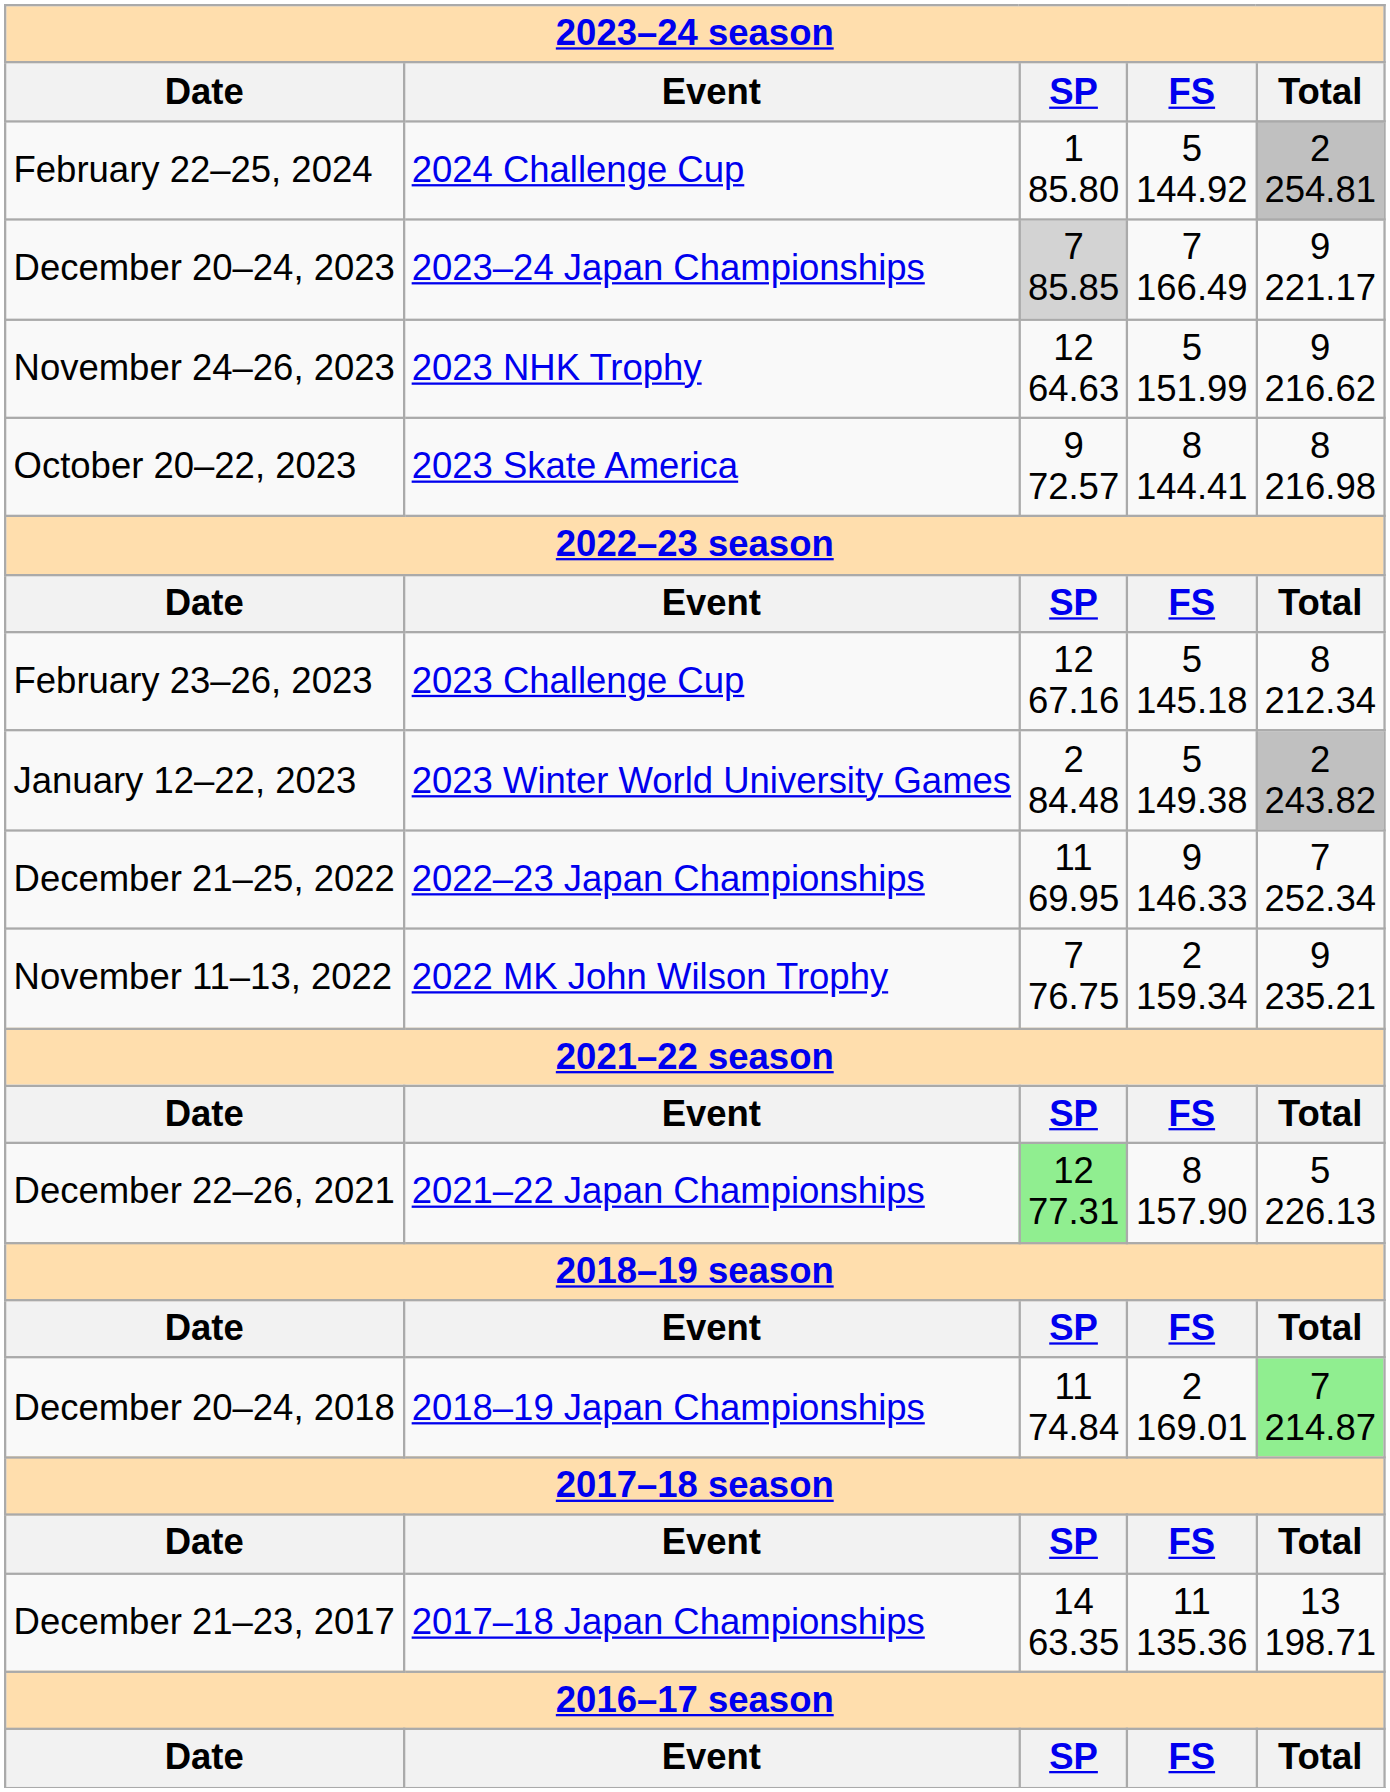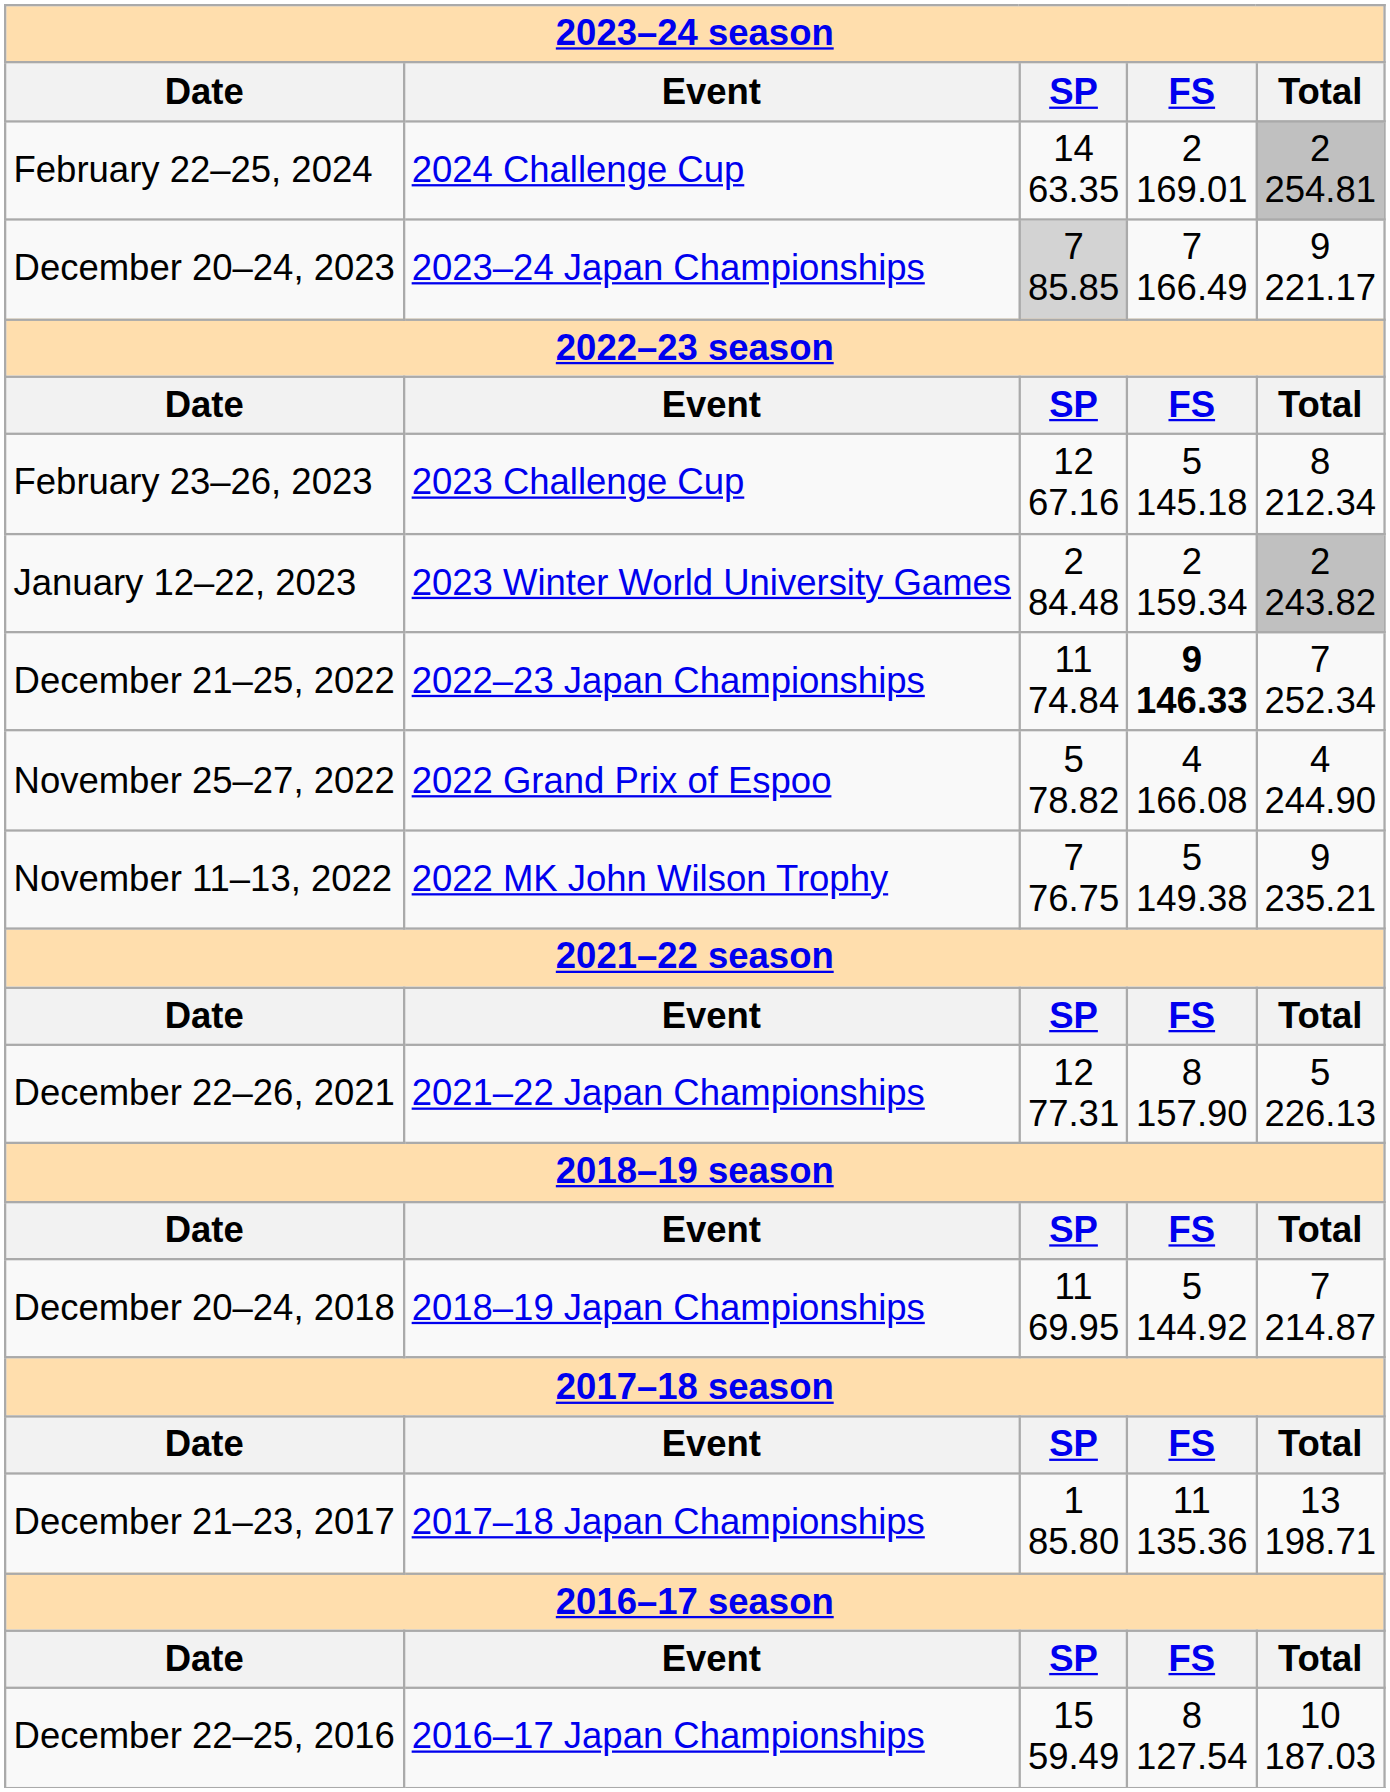(1074, 169) 1 85.80 -> (1074, 169) 14 63.35
(1192, 169) 5 144.92 -> (1192, 169) 2 169.01
- row: (204, 367)
- row: (185, 466)
(1192, 779) 5 149.38 -> (1192, 582) 2 159.34
(1074, 878) 11 69.95 -> (1074, 680) 11 74.84
(1192, 878) normal -> (1192, 680) bold
+ row: (204, 779)
(1192, 977) 2 159.34 -> (1192, 878) 5 149.38
(1074, 1192) lightgreen background -> (1074, 1093) no background
(1074, 1406) 11 74.84 -> (1074, 1307) 11 69.95
(1192, 1406) 2 169.01 -> (1192, 1307) 5 144.92
(1320, 1406) lightgreen background -> (1320, 1307) no background
(1074, 1621) 14 63.35 -> (1074, 1522) 1 85.80
+ row: (204, 1737)
